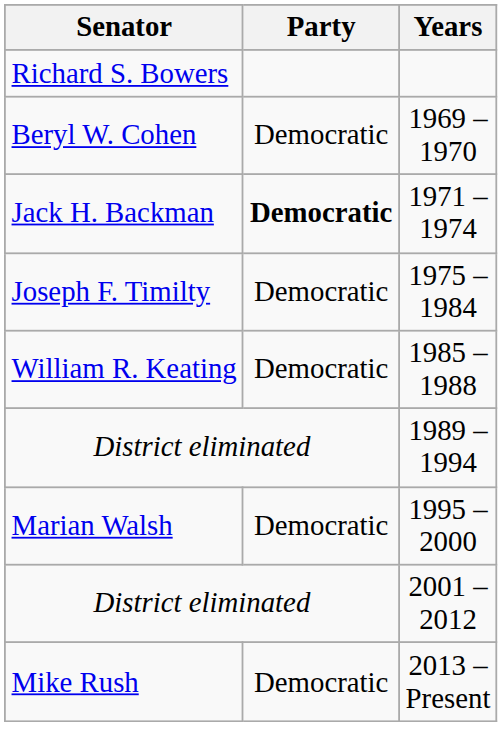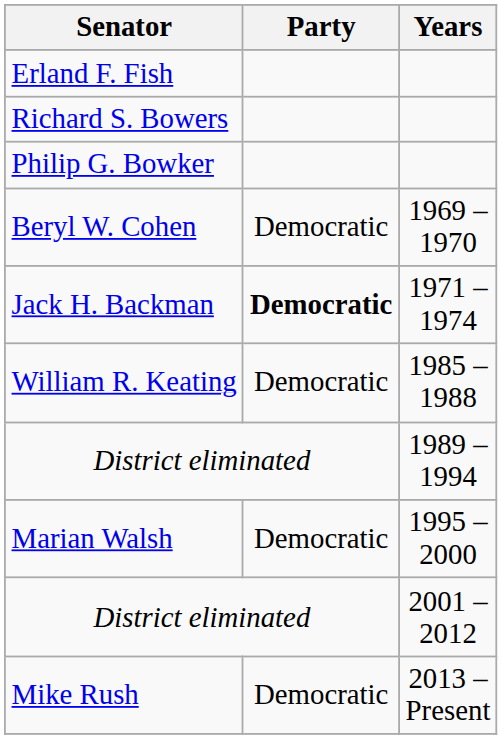+ row: (92, 73)
+ row: (113, 164)
- row: (111, 291)
